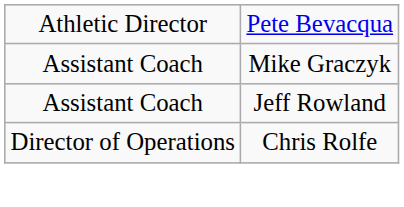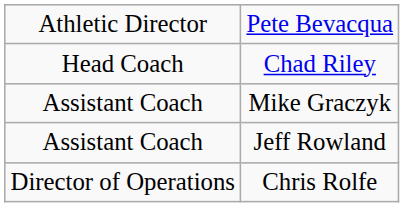+ row: (320, 63)
